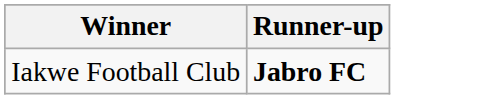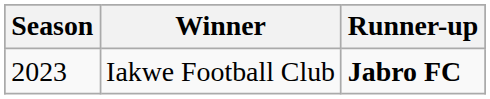+ column: (52, 26)
